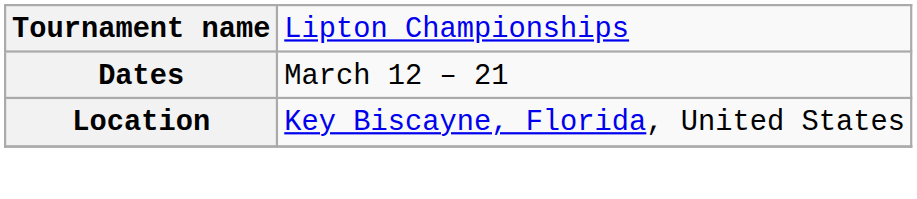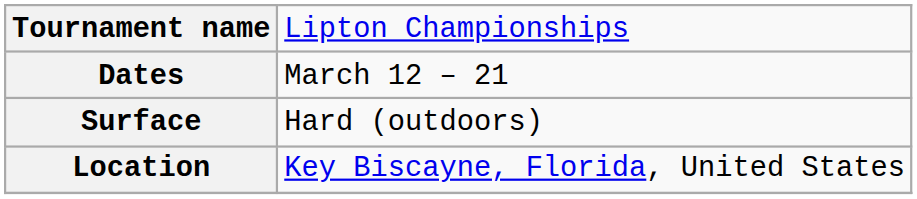+ row: (141, 122)
